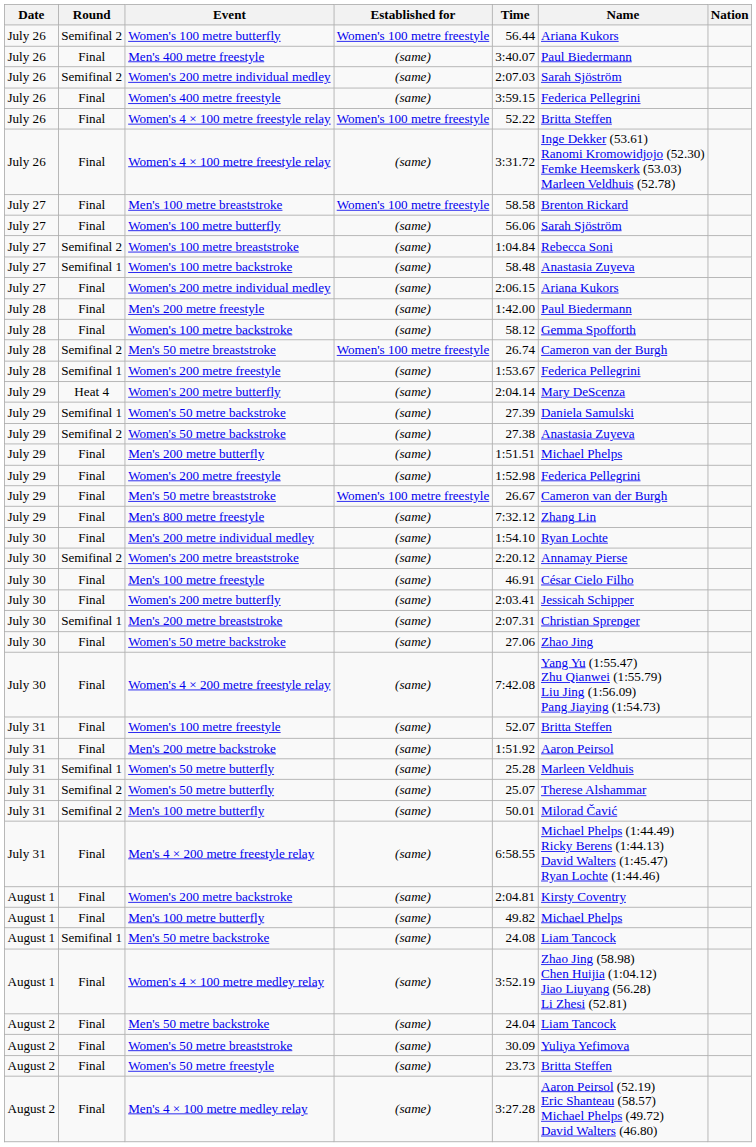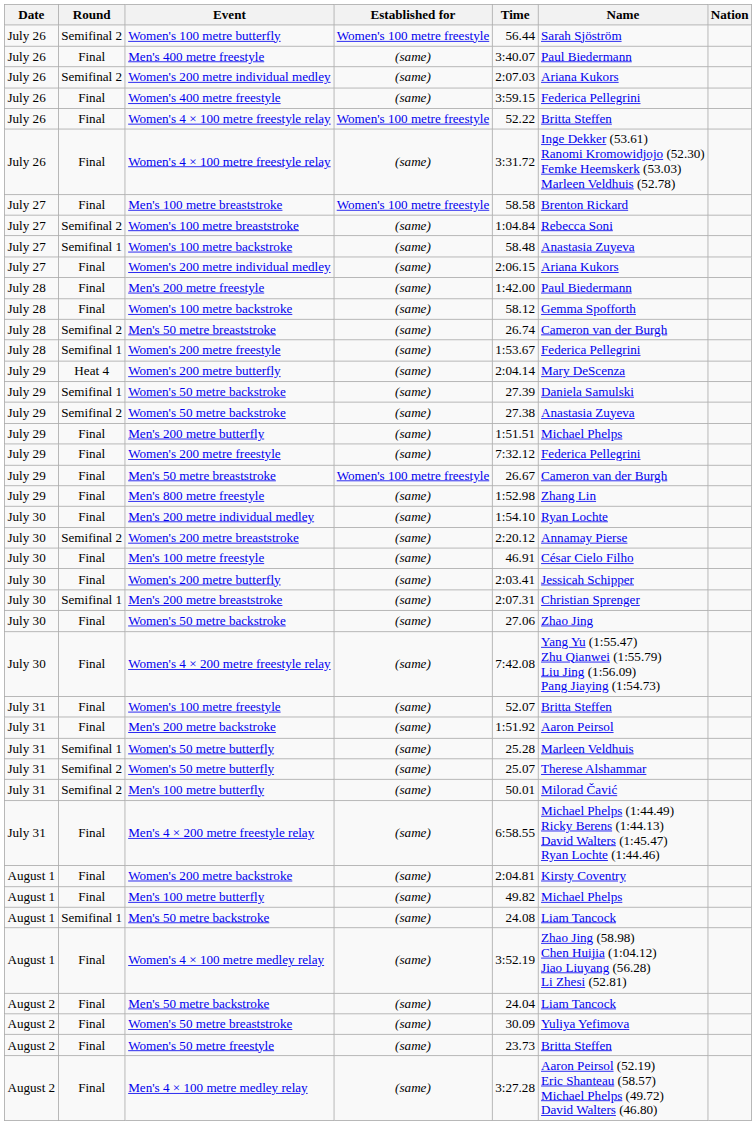(580, 35) Ariana Kukors -> (581, 35) Sarah Sjöström
(581, 77) Sarah Sjöström -> (580, 77) Ariana Kukors
- row: (92, 225)
(413, 350) Women's 100 metre freestyle -> (413, 329) (same)
(515, 475) 1:52.98 -> (515, 454) 7:32.12
(515, 516) 7:32.12 -> (515, 496) 1:52.98
